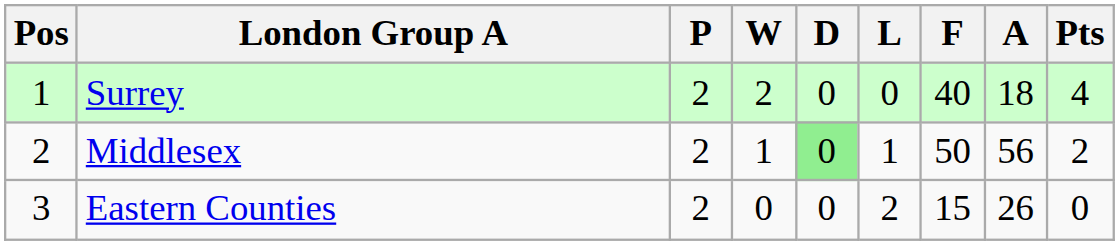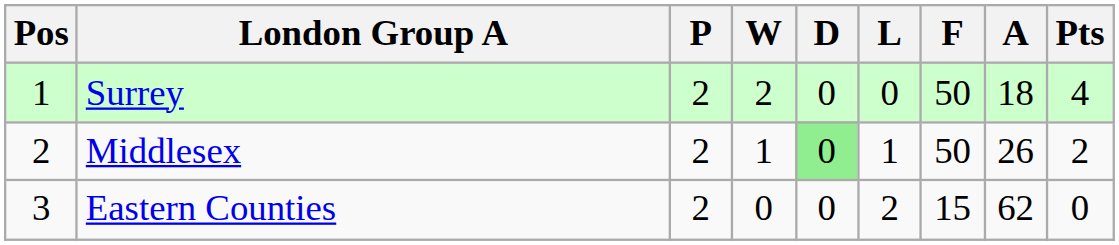(953, 92) 40 -> (953, 92) 50
(1016, 150) 56 -> (1016, 150) 26
(1016, 208) 26 -> (1016, 208) 62
